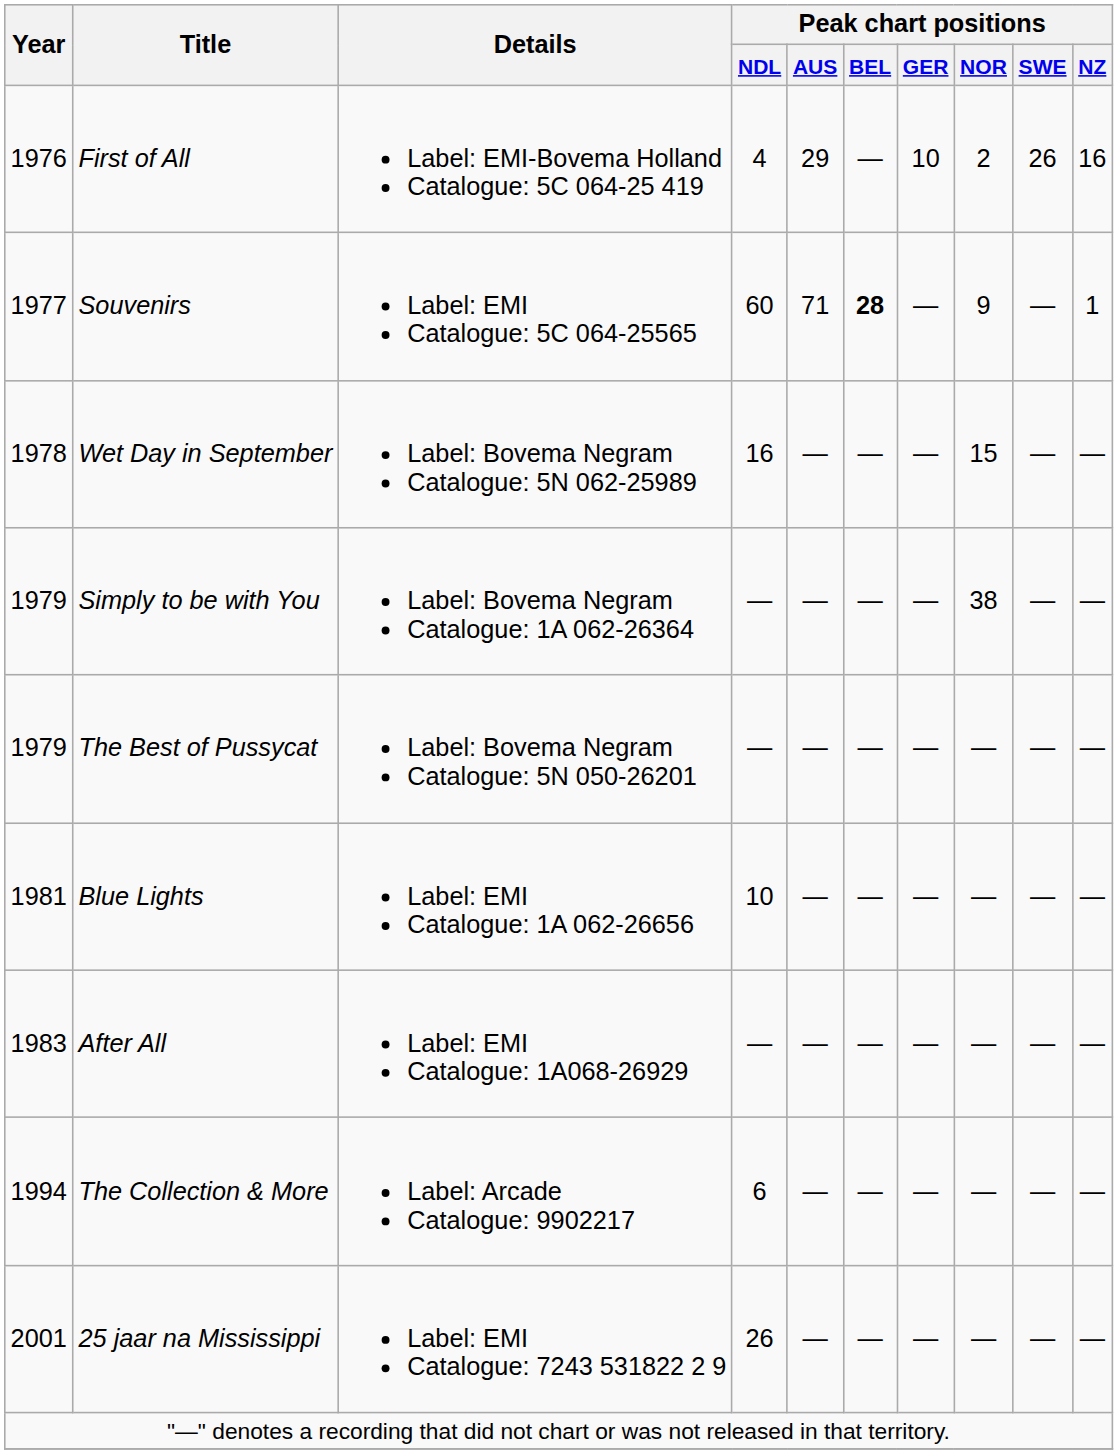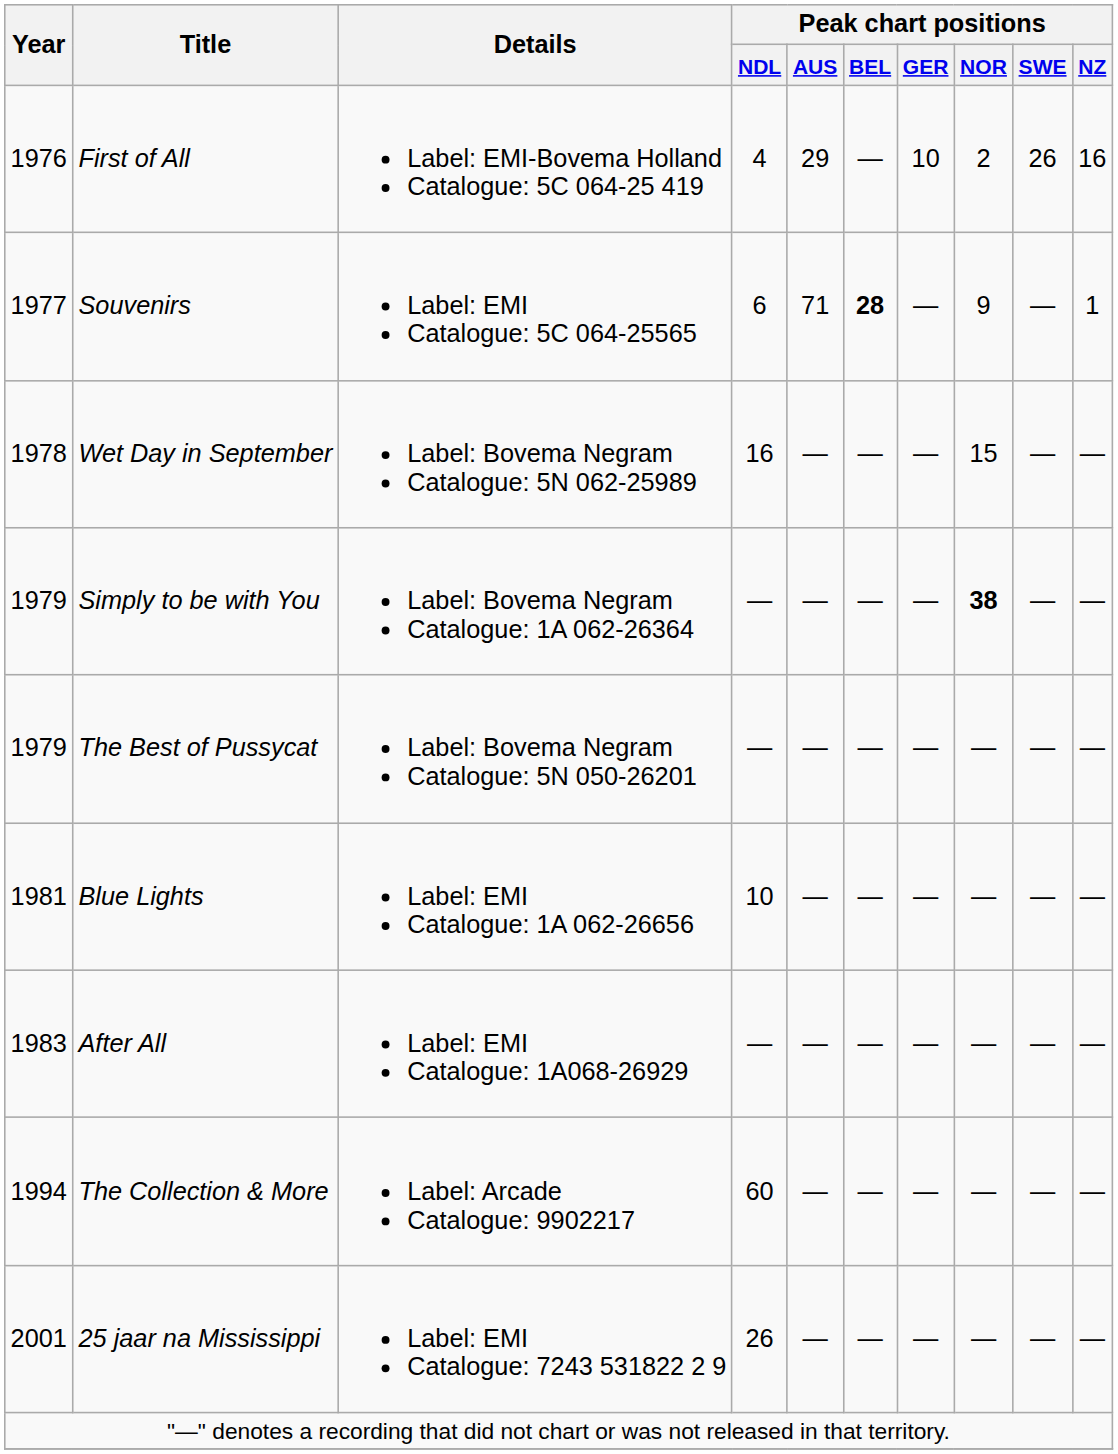(760, 305) 60 -> (760, 305) 6
(984, 601) normal -> (984, 601) bold
(760, 1191) 6 -> (760, 1191) 60
